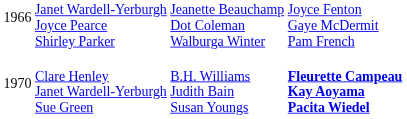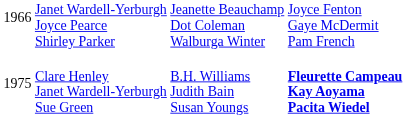(18, 84) 1970 -> (18, 84) 1975
